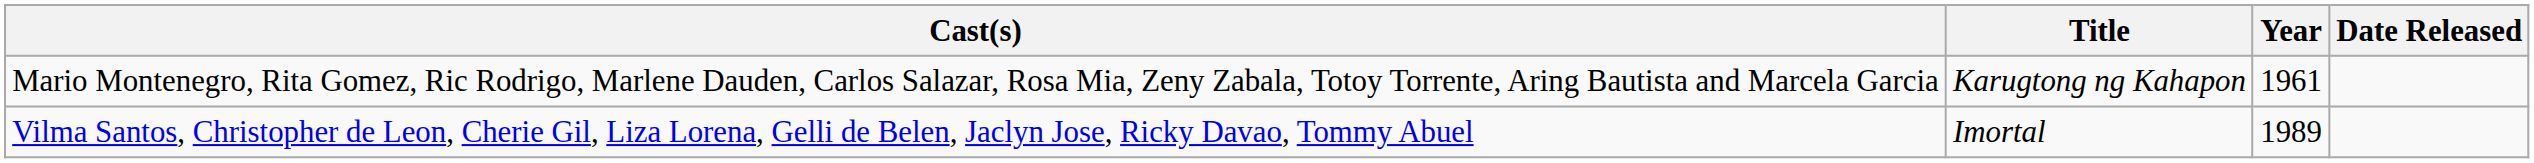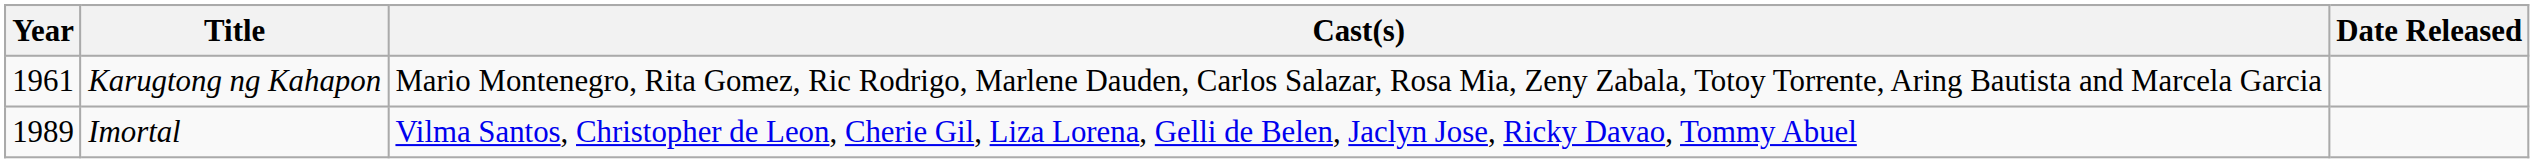columns swapped: (2291, 30) <-> (975, 30)
